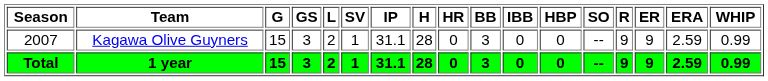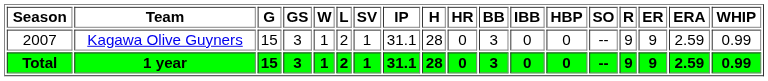+ column: (324, 17)
